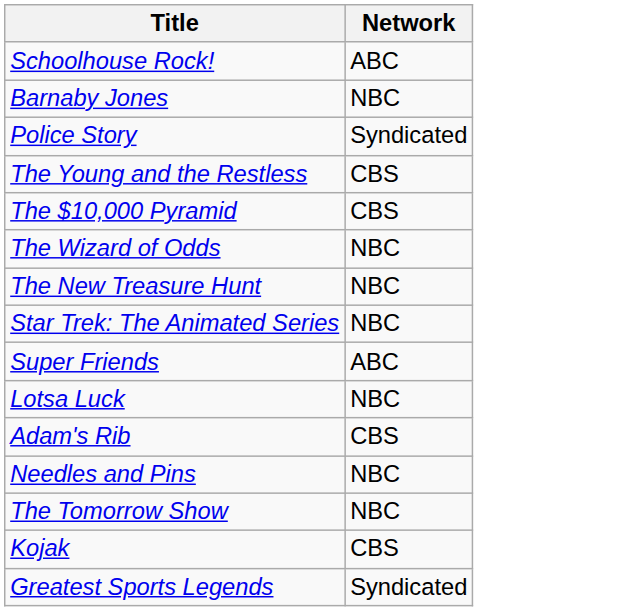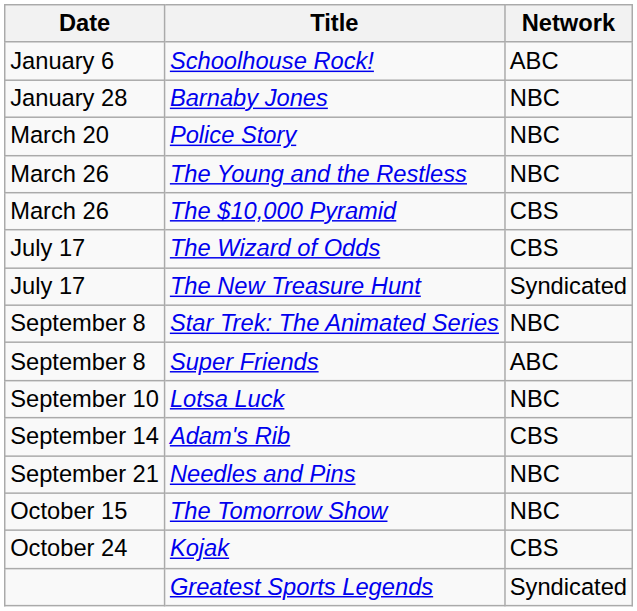+ column: (85, 23)
(409, 135) Syndicated -> (535, 135) NBC
(374, 173) CBS -> (535, 173) NBC
(375, 248) NBC -> (534, 248) CBS
(375, 286) NBC -> (568, 286) Syndicated
